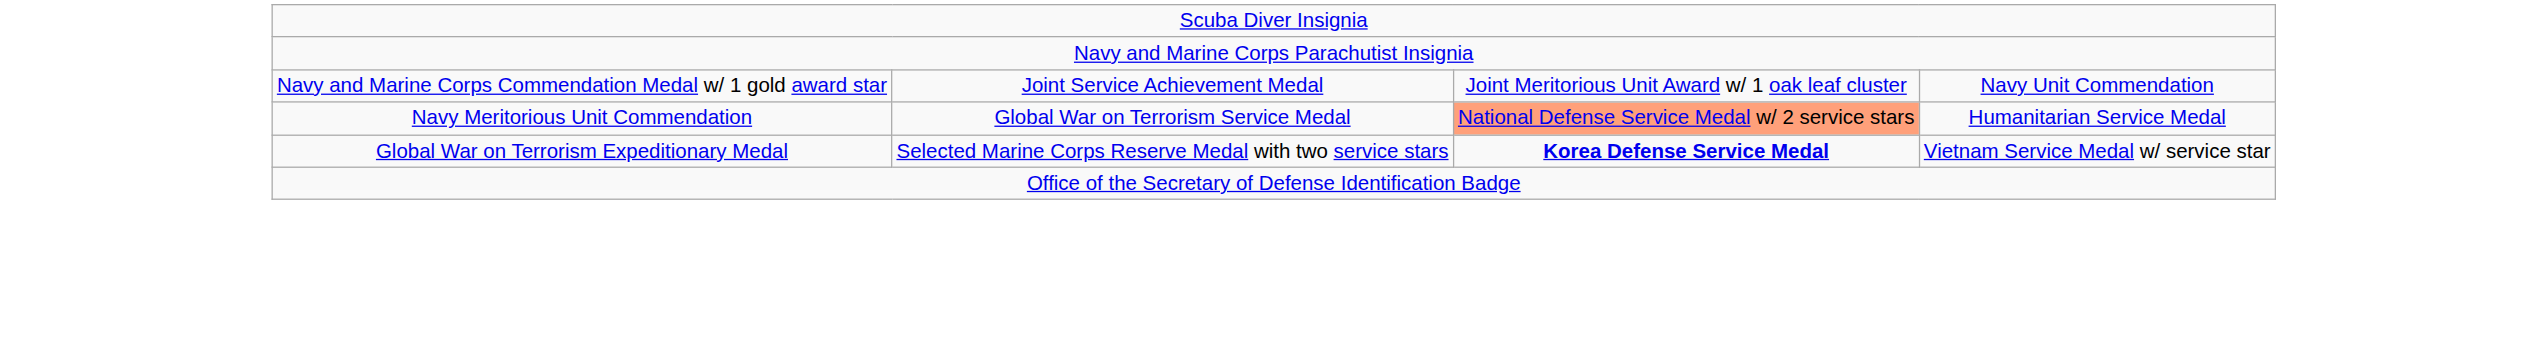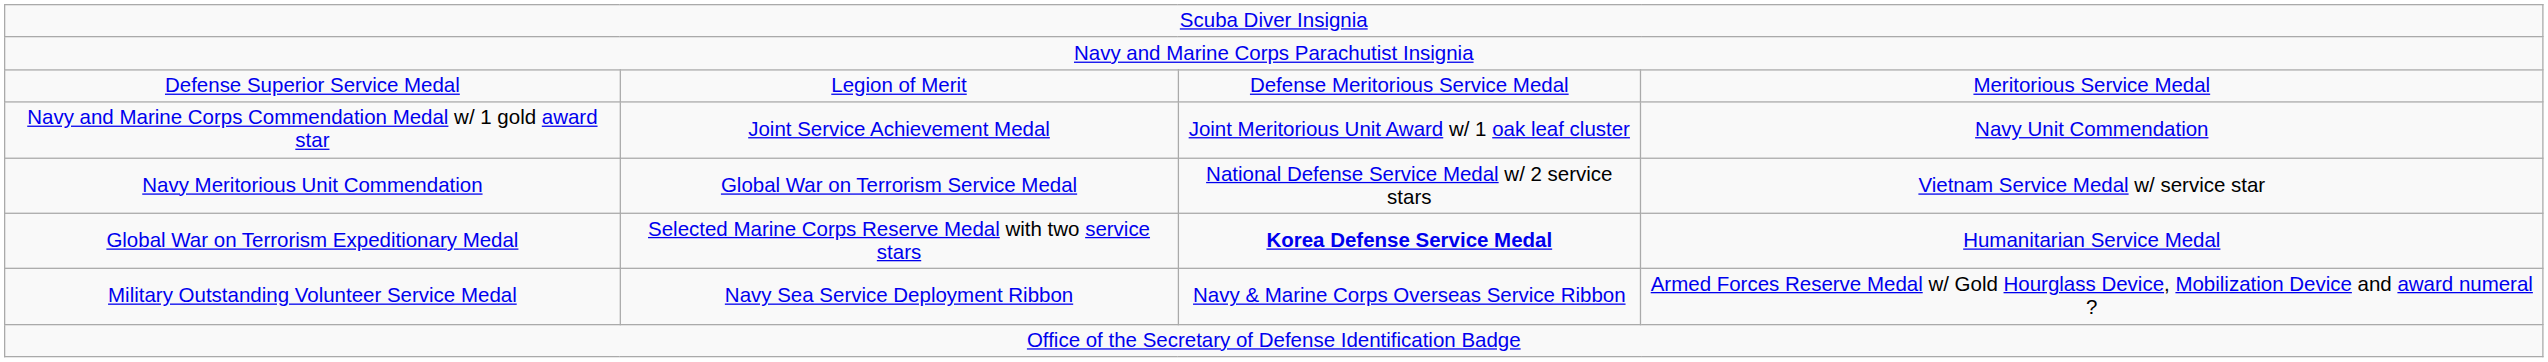+ row: (312, 85)
(1686, 118) lightsalmon background -> (1409, 185) no background
(2097, 118) Humanitarian Service Medal -> (2092, 185) Vietnam Service Medal w/ service star
(2097, 150) Vietnam Service Medal w/ service star -> (2092, 240) Humanitarian Service Medal
+ row: (312, 296)
